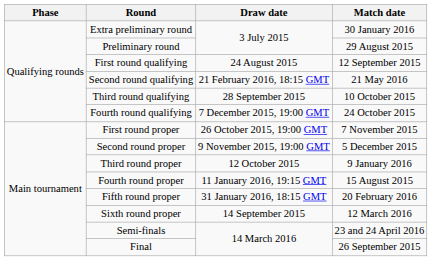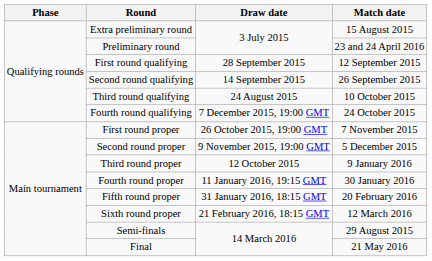(379, 29) 30 January 2016 -> (379, 29) 15 August 2015
(379, 46) 29 August 2015 -> (379, 46) 23 and 24 April 2016
(264, 63) 24 August 2015 -> (264, 63) 28 September 2015
(264, 79) 21 February 2016, 18:15 GMT -> (264, 79) 14 September 2015
(379, 79) 21 May 2016 -> (379, 79) 26 September 2015
(264, 96) 28 September 2015 -> (264, 96) 24 August 2015
(379, 180) 15 August 2015 -> (379, 180) 30 January 2016
(264, 213) 14 September 2015 -> (264, 213) 21 February 2016, 18:15 GMT
(379, 230) 23 and 24 April 2016 -> (379, 230) 29 August 2015
(379, 247) 26 September 2015 -> (379, 247) 21 May 2016
